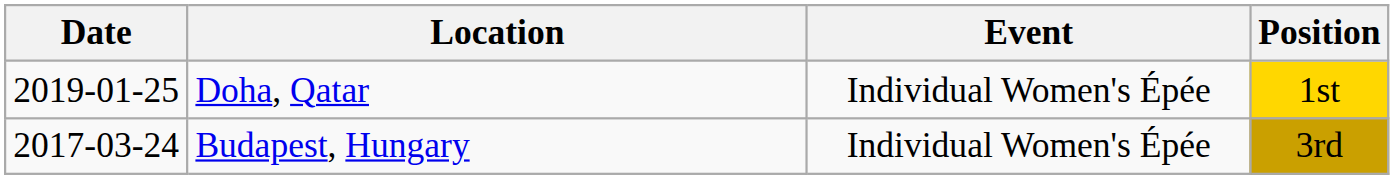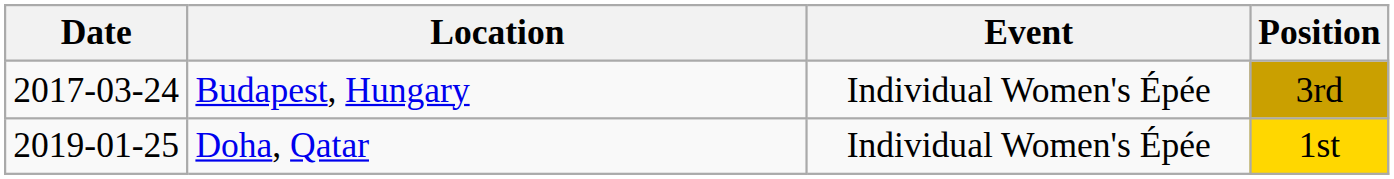rows swapped: (333, 145) <-> (282, 88)
